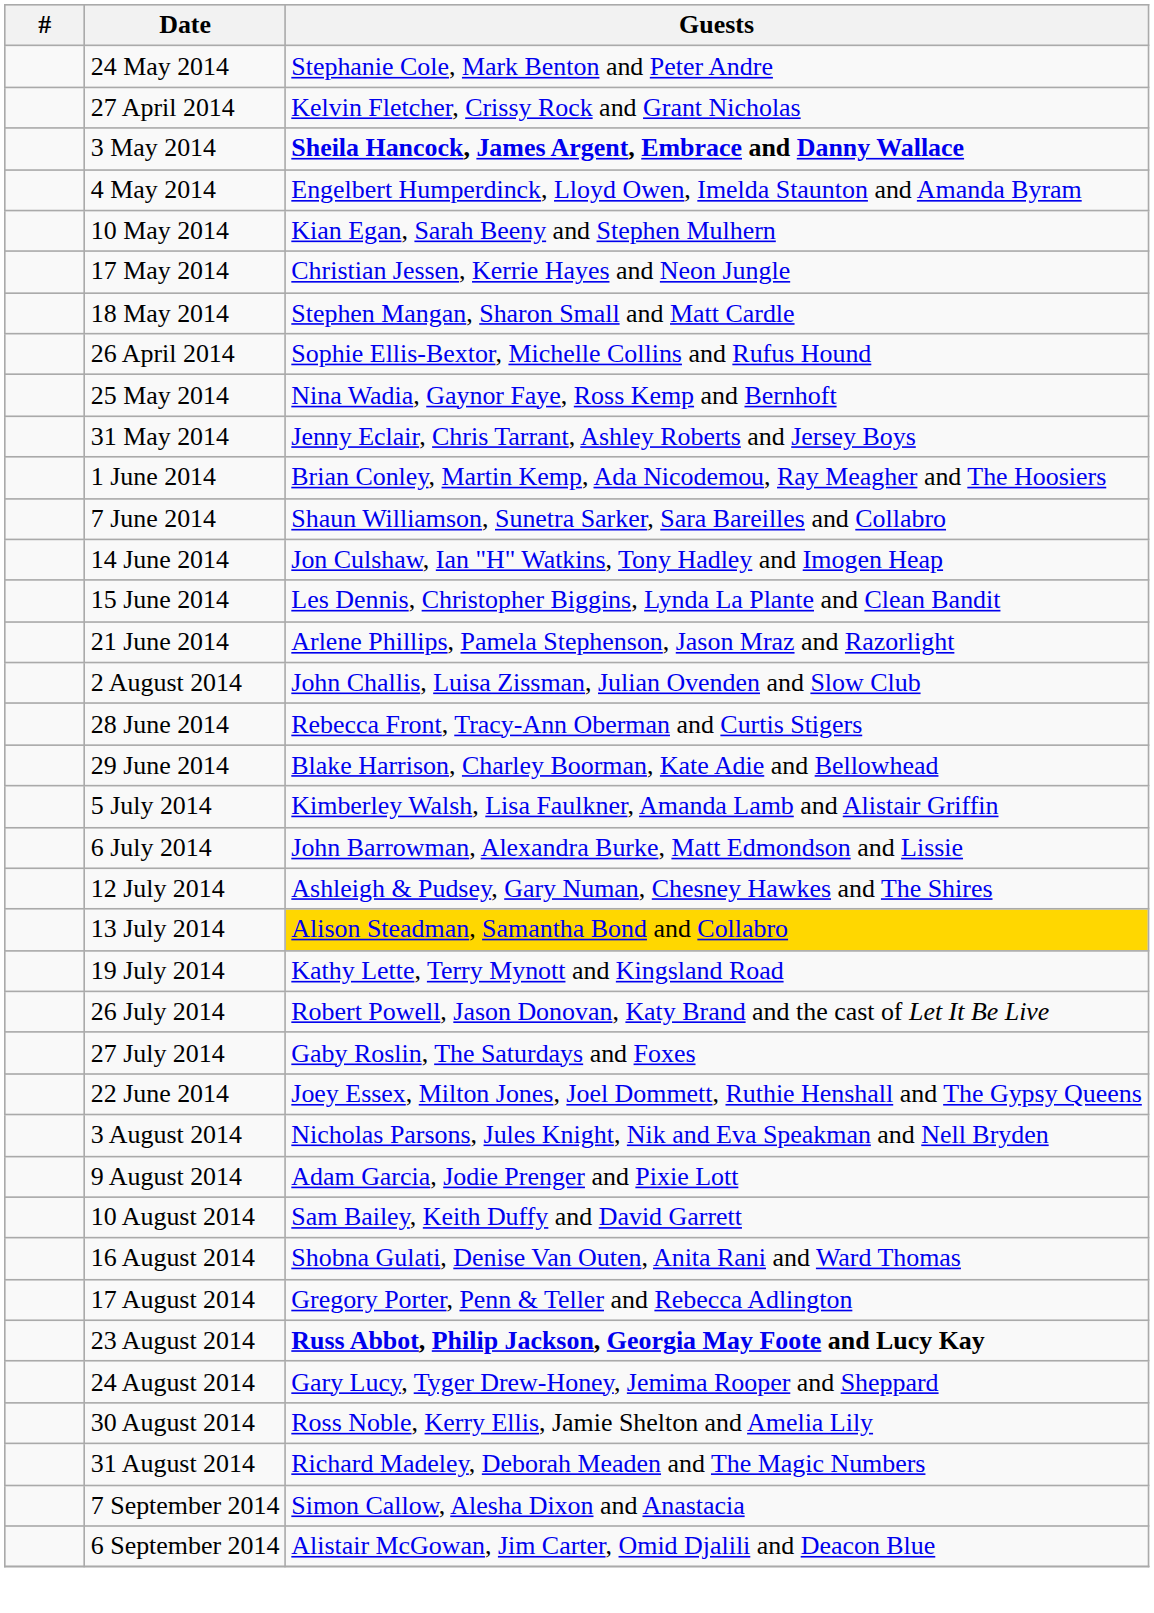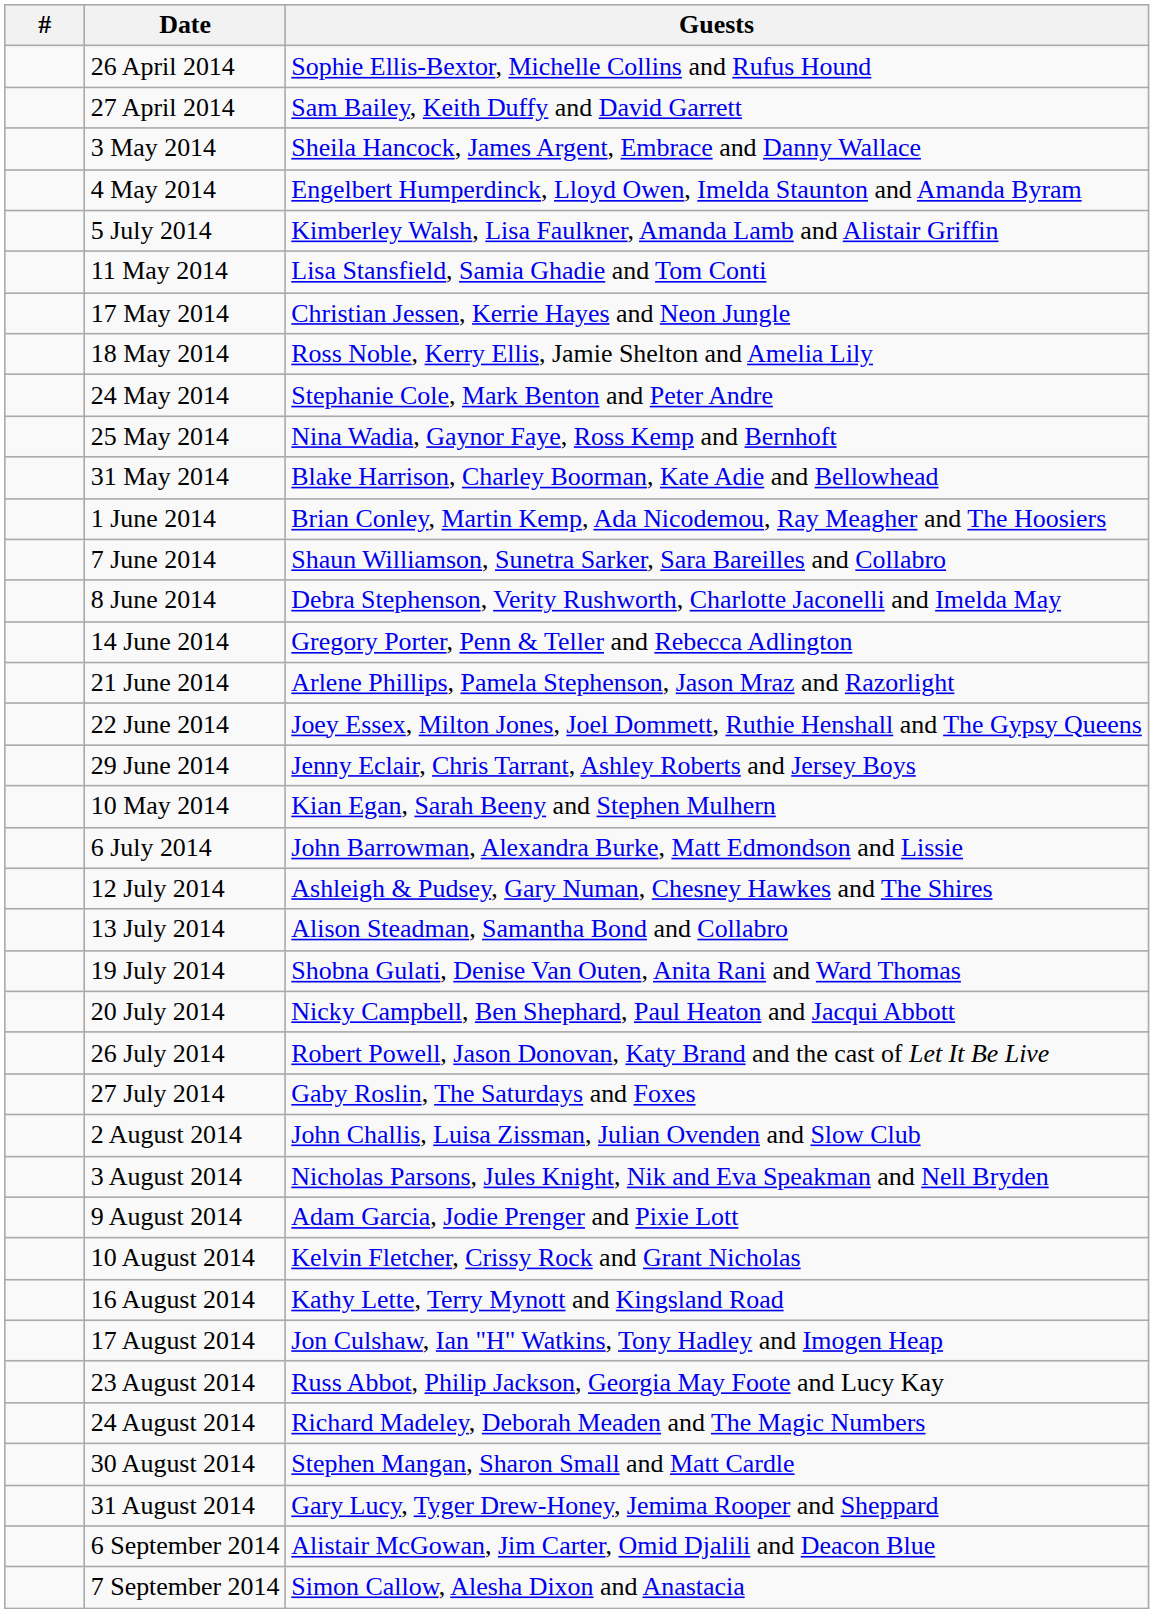rows swapped: (163, 353) <-> (160, 66)
(546, 107) Kelvin Fletcher, Crissy Rock and Grant Nicholas -> (517, 107) Sam Bailey, Keith Duffy and David Garrett
(628, 148) bold -> (606, 148) normal
rows swapped: (160, 230) <-> (151, 806)
+ row: (159, 271)
(543, 312) Stephen Mangan, Sharon Small and Matt Cardle -> (582, 353) Ross Noble, Kerry Ellis, Jamie Shelton and Amelia Lily
(604, 436) Jenny Eclair, Chris Tarrant, Ashley Roberts and Jersey Boys -> (615, 477) Blake Harrison, Charley Boorman, Kate Adie and Bellowhead
+ row: (153, 600)
(617, 559) Jon Culshaw, Ian "H" Watkins, Tony Hadley and Imogen Heap -> (572, 641) Gregory Porter, Penn & Teller and Rebecca Adlington
- row: (160, 600)
rows swapped: (160, 1093) <-> (166, 682)
- row: (160, 723)
(615, 764) Blake Harrison, Charley Boorman, Kate Adie and Bellowhead -> (604, 764) Jenny Eclair, Chris Tarrant, Ashley Roberts and Jersey Boys
(540, 929) gold background -> (540, 929) no background
(537, 970) Kathy Lette, Terry Mynott and Kingsland Road -> (626, 970) Shobna Gulati, Denise Van Outen, Anita Rani and Ward Thomas
+ row: (158, 1011)
(517, 1217) Sam Bailey, Keith Duffy and David Garrett -> (546, 1258) Kelvin Fletcher, Crissy Rock and Grant Nicholas
(626, 1258) Shobna Gulati, Denise Van Outen, Anita Rani and Ward Thomas -> (537, 1299) Kathy Lette, Terry Mynott and Kingsland Road
(572, 1299) Gregory Porter, Penn & Teller and Rebecca Adlington -> (617, 1340) Jon Culshaw, Ian "H" Watkins, Tony Hadley and Imogen Heap
(638, 1340) bold -> (618, 1381) normal
(615, 1381) Gary Lucy, Tyger Drew-Honey, Jemima Rooper and Sheppard -> (608, 1422) Richard Madeley, Deborah Meaden and The Magic Numbers
(582, 1422) Ross Noble, Kerry Ellis, Jamie Shelton and Amelia Lily -> (543, 1463) Stephen Mangan, Sharon Small and Matt Cardle
(608, 1463) Richard Madeley, Deborah Meaden and The Magic Numbers -> (615, 1504) Gary Lucy, Tyger Drew-Honey, Jemima Rooper and Sheppard
rows swapped: (185, 1546) <-> (185, 1504)
